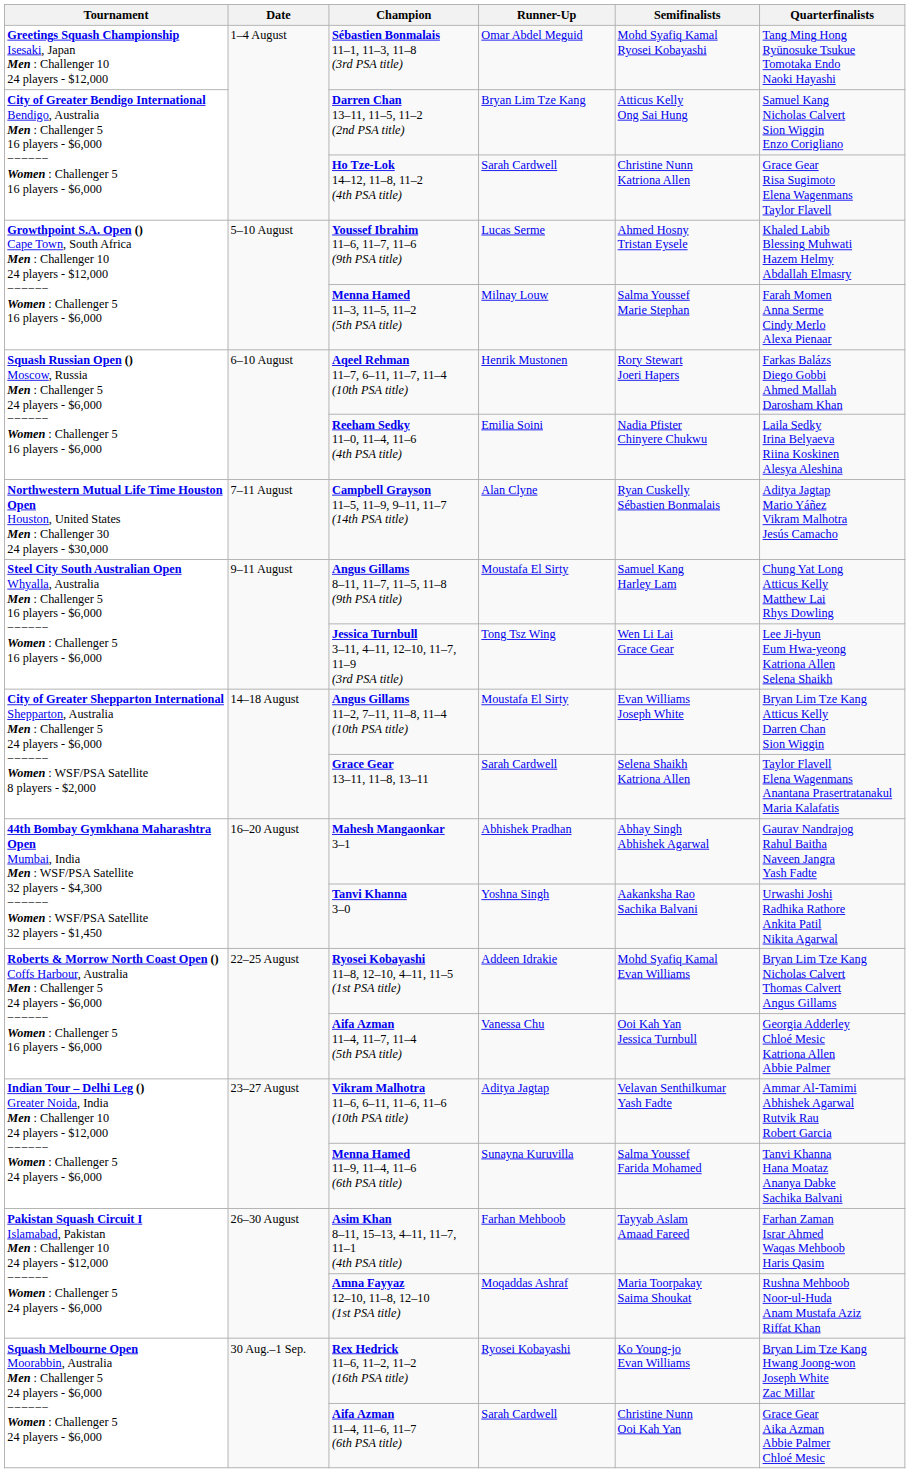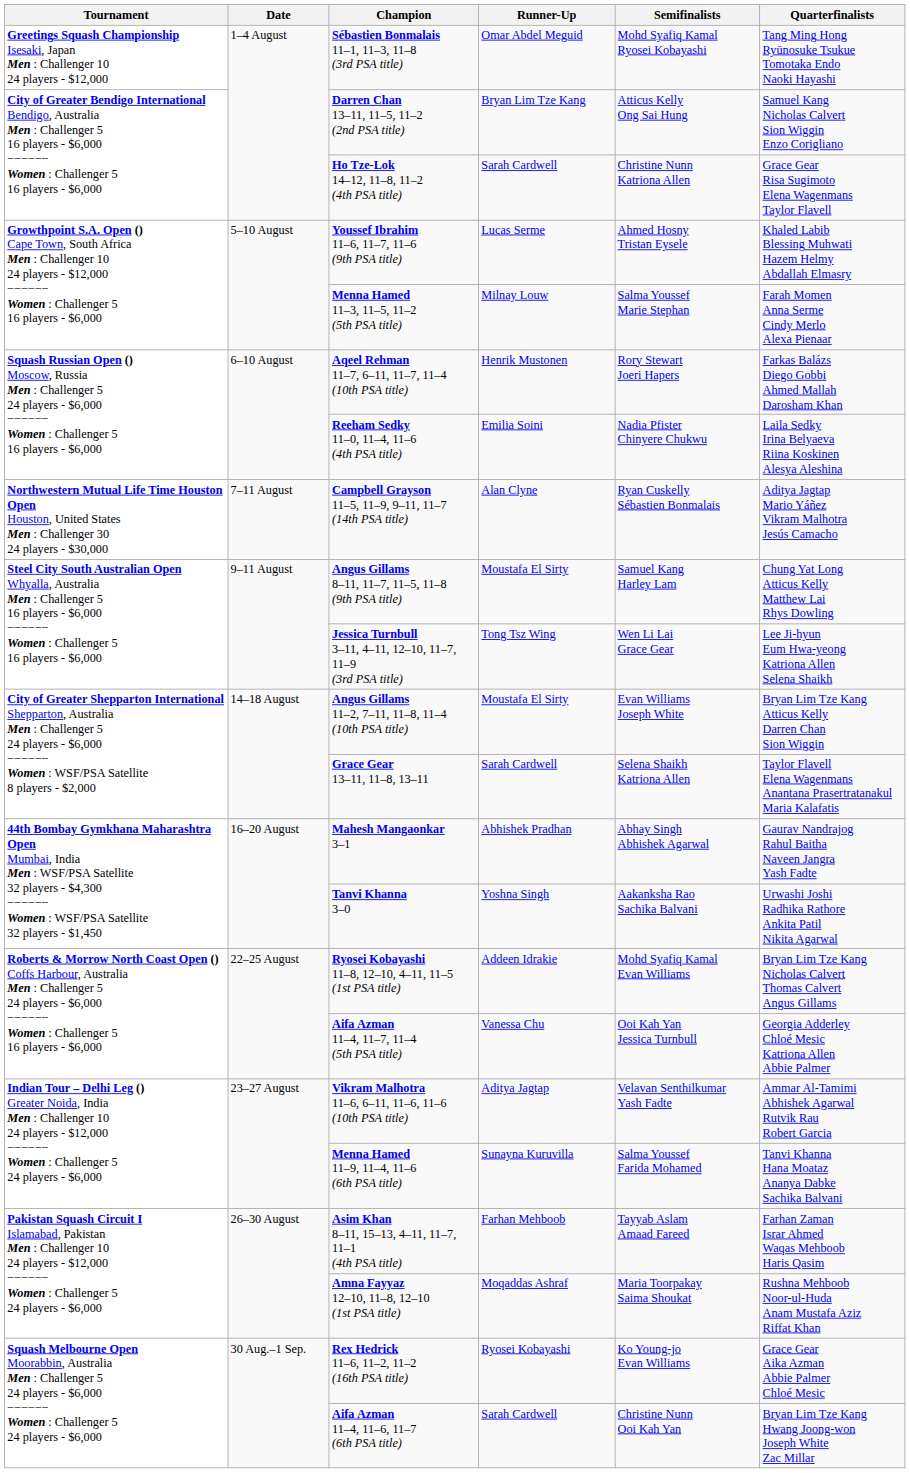(815, 1370) Bryan Lim Tze Kang Hwang Joong-won Joseph White Zac Millar -> (796, 1370) Grace Gear Aika Azman Abbie Palmer Chloé Mesic
(796, 1435) Grace Gear Aika Azman Abbie Palmer Chloé Mesic -> (815, 1435) Bryan Lim Tze Kang Hwang Joong-won Joseph White Zac Millar
